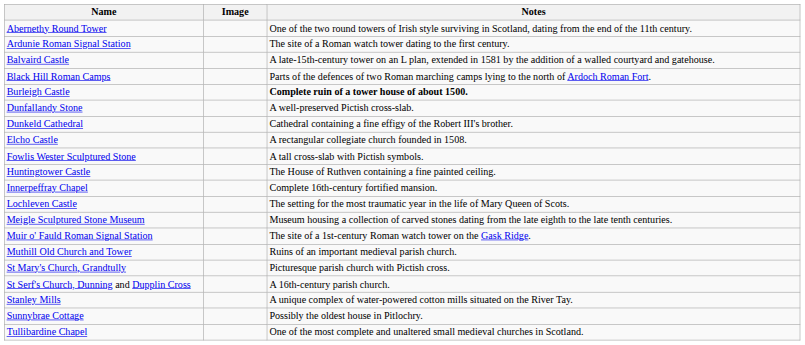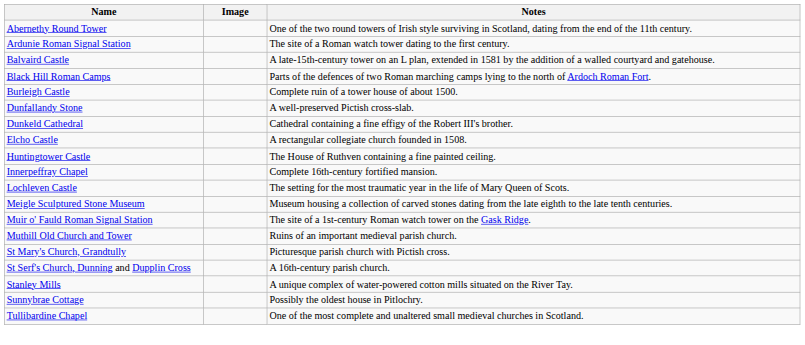(369, 92) bold -> (364, 92) normal
- row: (71, 156)
